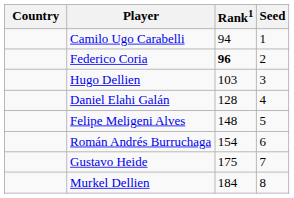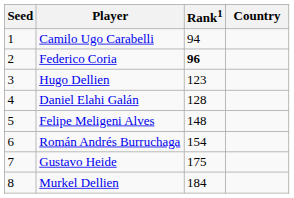columns swapped: (36, 16) <-> (272, 16)
(228, 79) 103 -> (197, 79) 123
